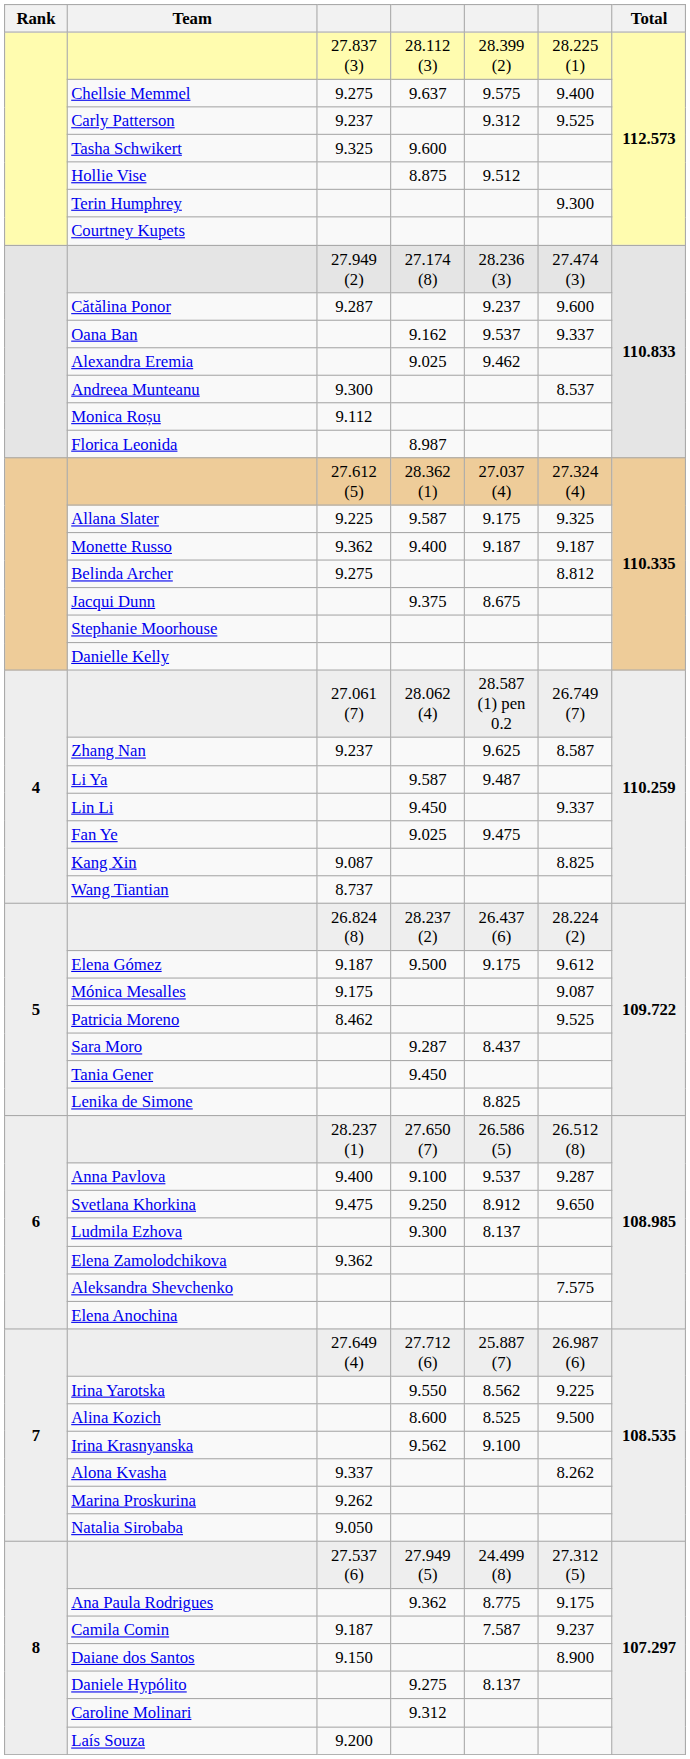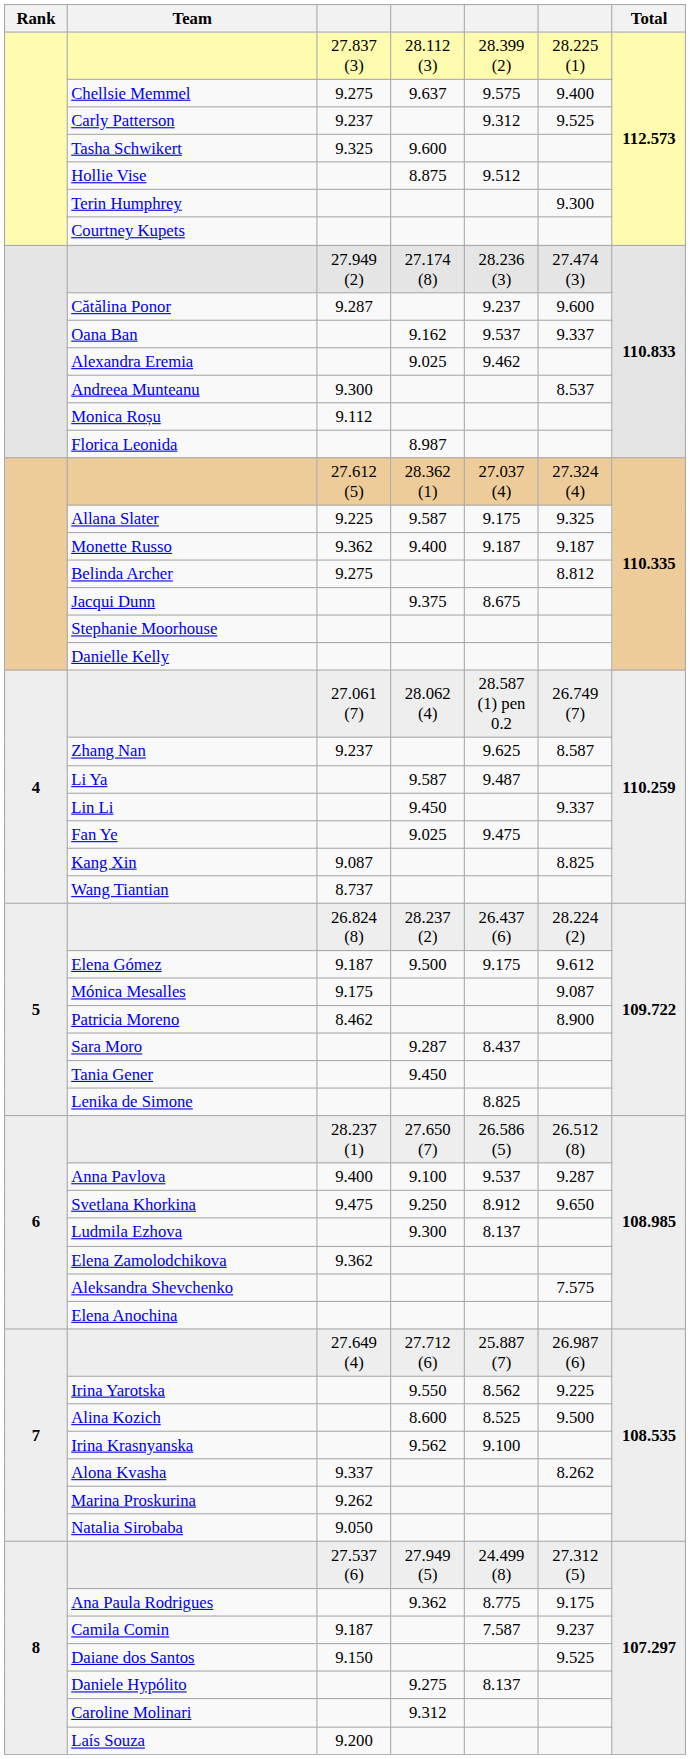(575, 1019) 9.525 -> (575, 1019) 8.900
(575, 1657) 8.900 -> (575, 1657) 9.525
